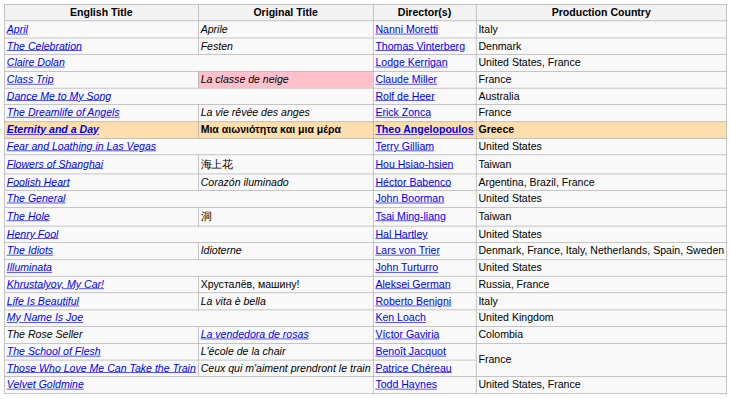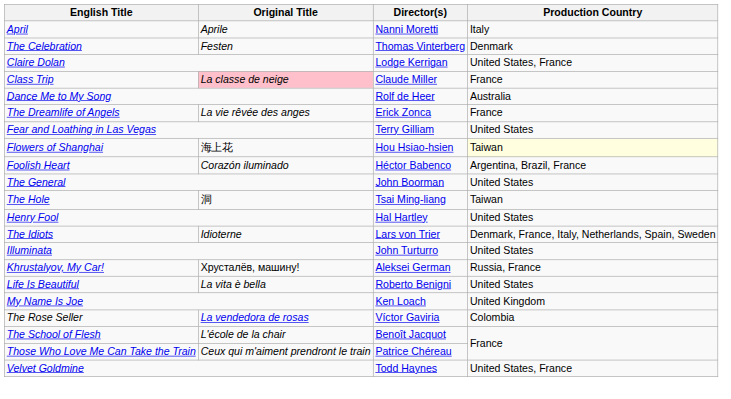- row: (53, 130)
(495, 164) no background -> (486, 147) lightyellow background
(488, 301) Italy -> (502, 284) United States
